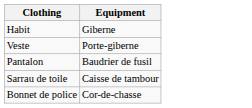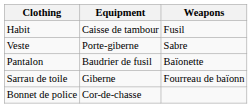+ column: (204, 12)
(99, 29) Giberne -> (120, 29) Caisse de tambour
(120, 78) Caisse de tambour -> (99, 78) Giberne
